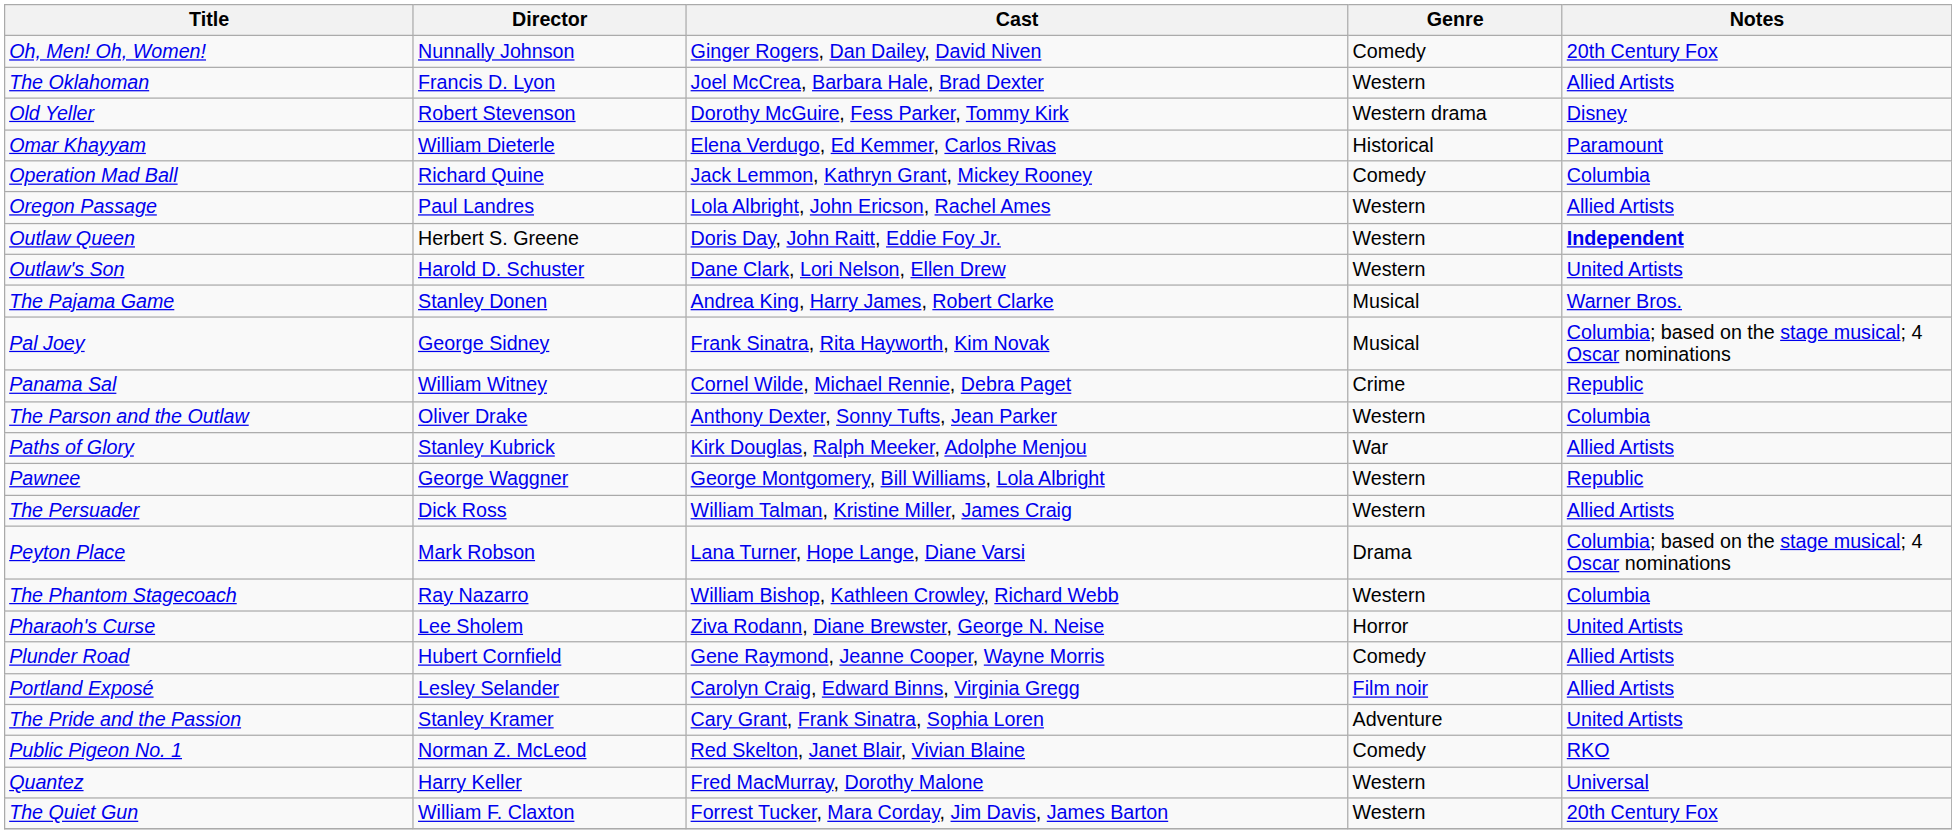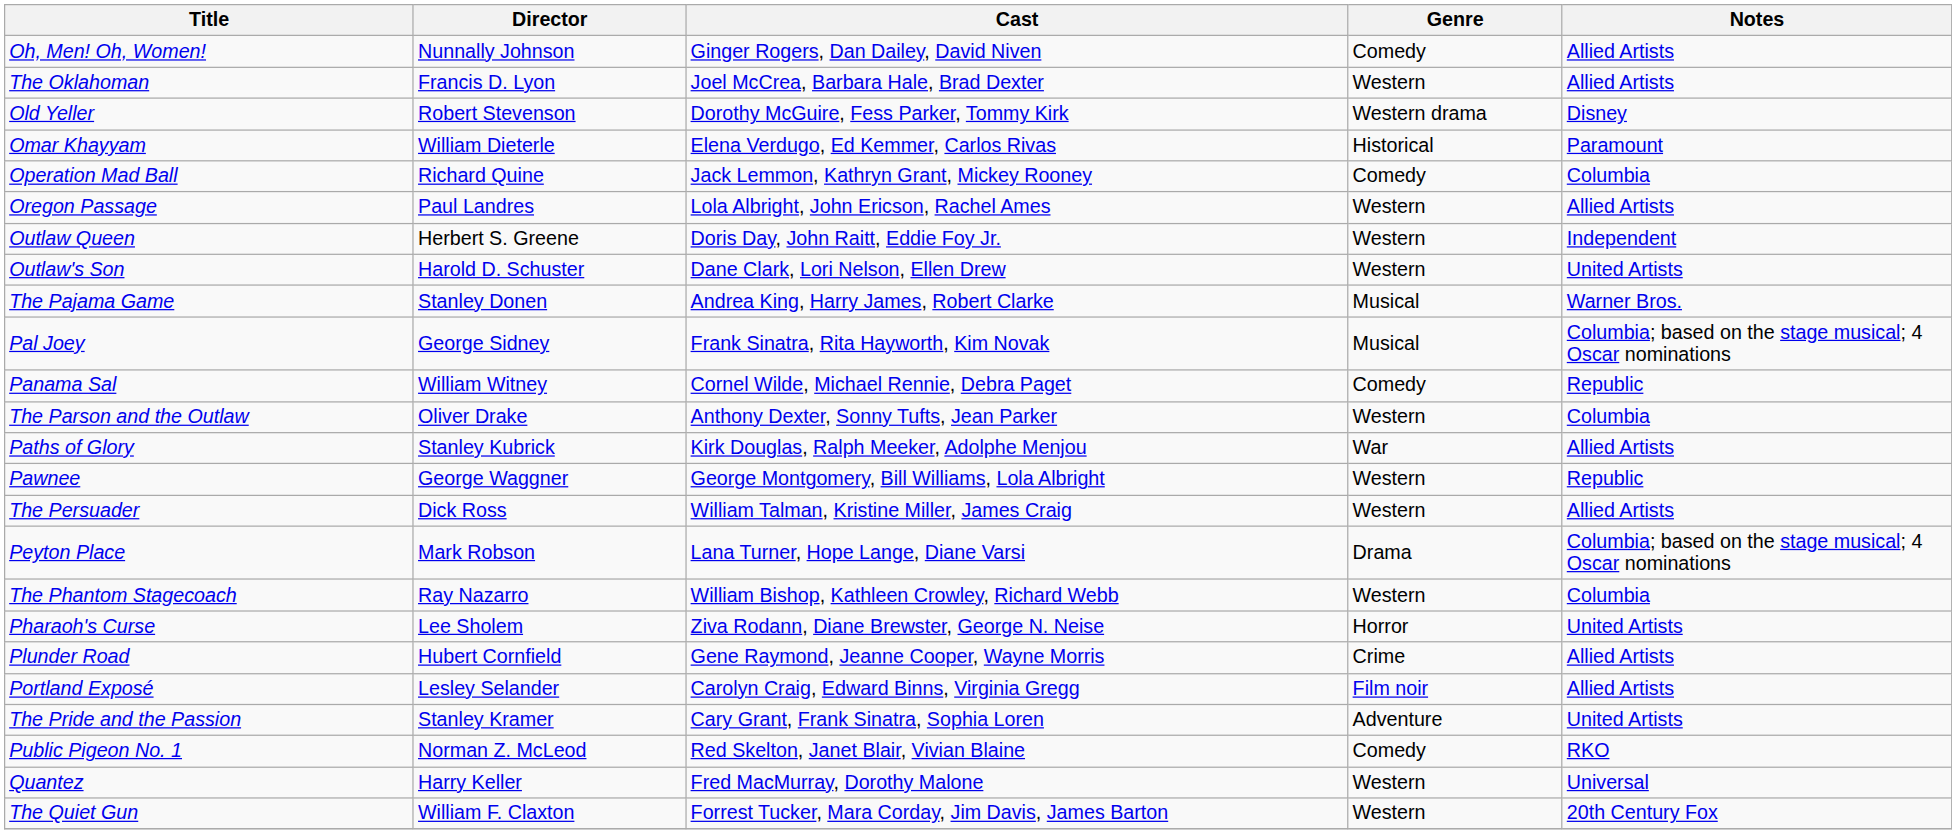(1642, 51) 20th Century Fox -> (1620, 51) Allied Artists
(1625, 238) bold -> (1622, 238) normal
(1379, 385) Crime -> (1389, 385) Comedy
(1389, 657) Comedy -> (1379, 657) Crime
